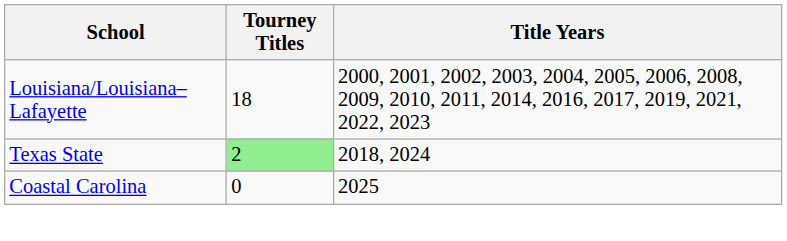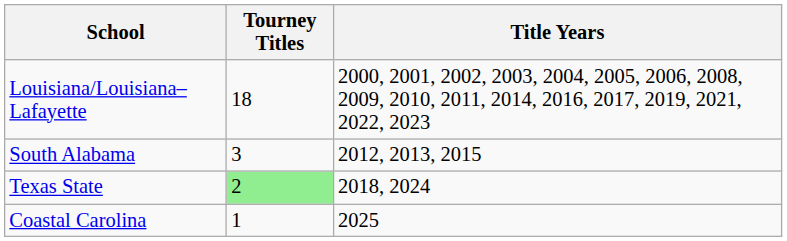+ row: (72, 154)
(236, 187) 0 -> (236, 219) 1
